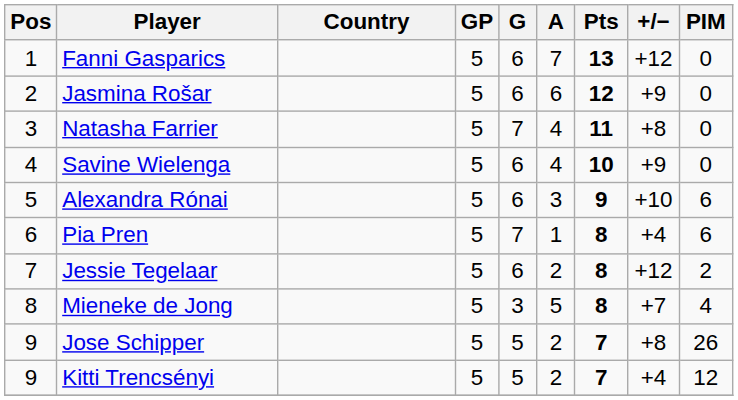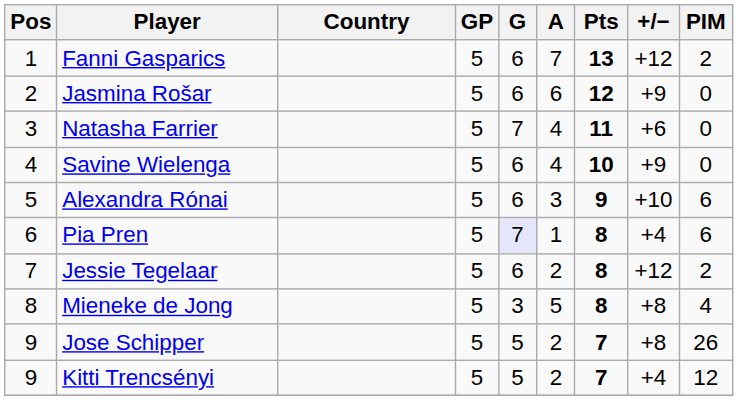(706, 57) 0 -> (706, 57) 2
(654, 128) +8 -> (654, 128) +6
(518, 235) no background -> (518, 235) lavender background
(654, 306) +7 -> (654, 306) +8
